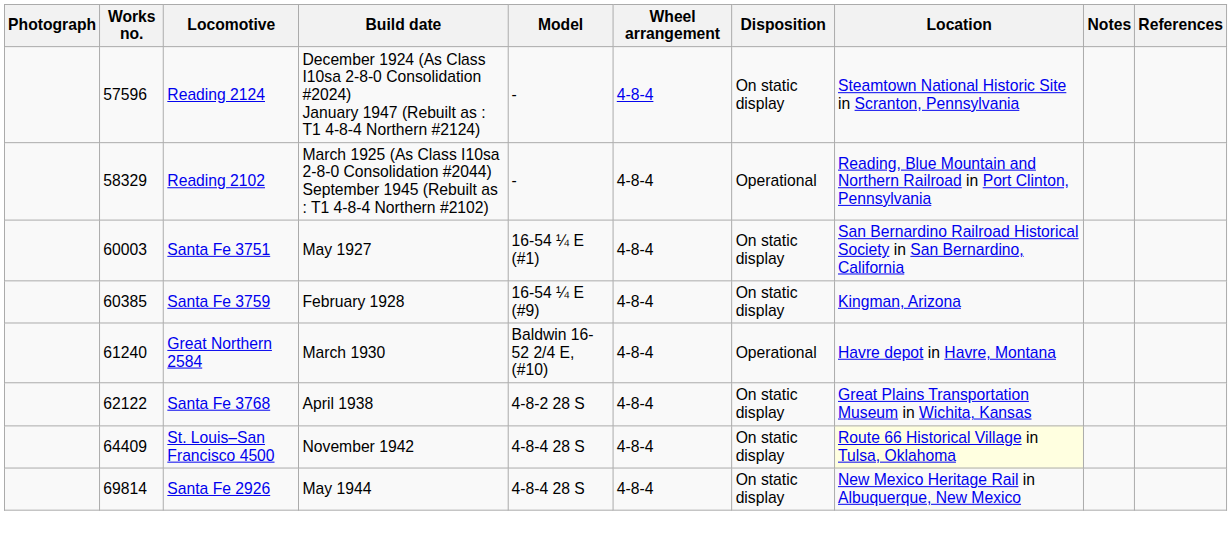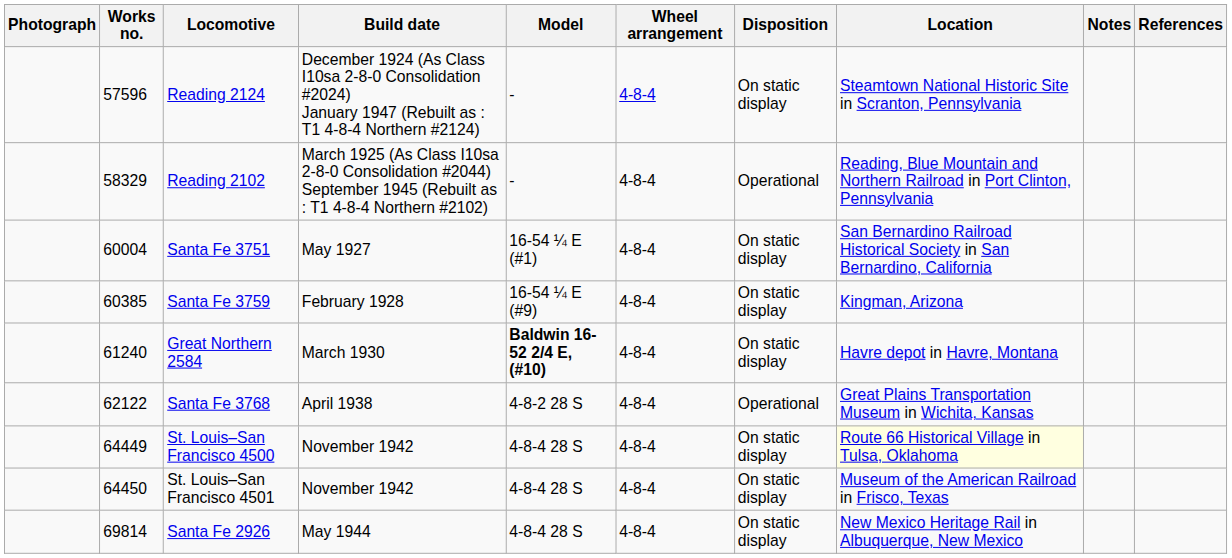(125, 250) 60003 -> (125, 250) 60004
(553, 352) normal -> (553, 352) bold
(776, 352) Operational -> (769, 352) On static display
(767, 404) On static display -> (778, 404) Operational
(125, 446) 64409 -> (125, 446) 64449
+ row: (221, 489)
